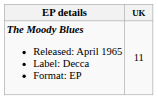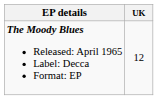(139, 58) 11 -> (139, 58) 12
